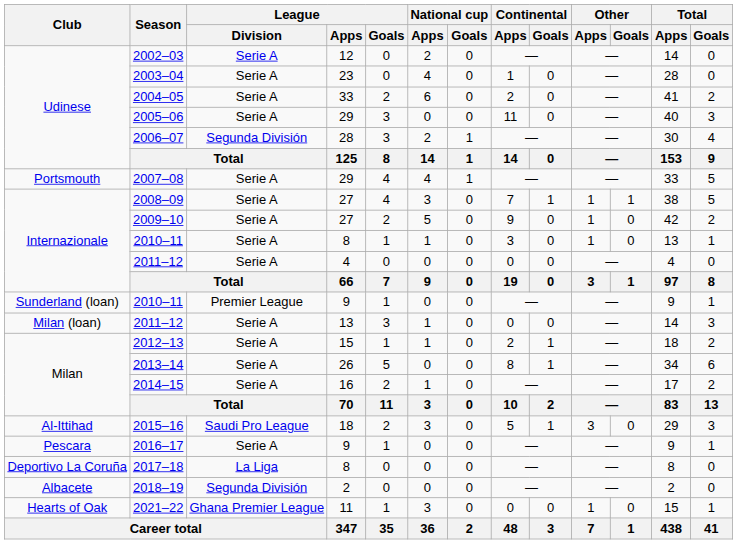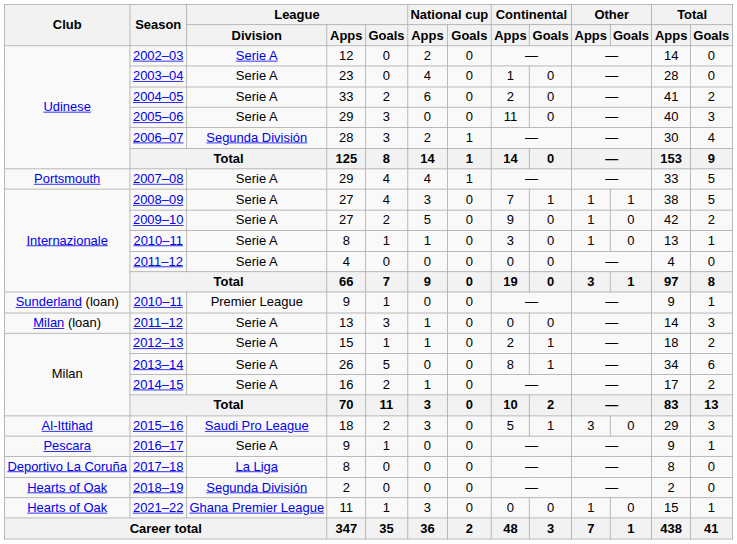(67, 487) Albacete -> (67, 487) Hearts of Oak
